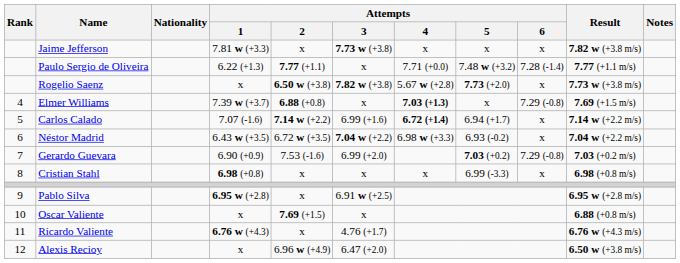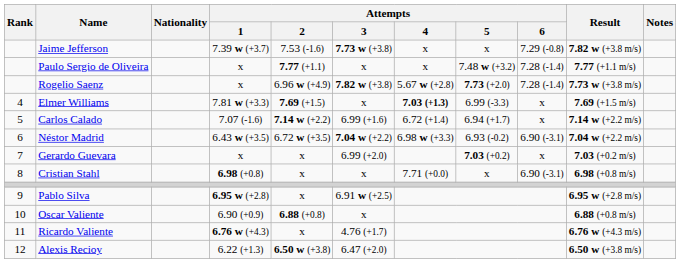(241, 48) 7.81 w (+3.3) -> (241, 48) 7.39 w (+3.7)
(302, 48) x -> (302, 48) 7.53 (-1.6)
(542, 48) x -> (542, 48) 7.29 (-0.8)
(241, 66) 6.22 (+1.3) -> (241, 66) x
(425, 66) 7.71 (+0.0) -> (425, 66) x
(302, 84) 6.50 w (+3.8) -> (302, 84) 6.96 w (+4.9)
(542, 84) x -> (542, 84) 7.28 (-1.4)
(241, 102) 7.39 w (+3.7) -> (241, 102) 7.81 w (+3.3)
(302, 102) 6.88 (+0.8) -> (302, 102) 7.69 (+1.5)
(487, 102) x -> (487, 102) 6.99 (-3.3)
(542, 102) 7.29 (-0.8) -> (542, 102) x
(425, 119) bold -> (425, 119) normal
(542, 137) x -> (542, 137) 6.90 (-3.1)
(241, 155) 6.90 (+0.9) -> (241, 155) x
(302, 155) 7.53 (-1.6) -> (302, 155) x
(542, 155) 7.29 (-0.8) -> (542, 155) x
(425, 173) x -> (425, 173) 7.71 (+0.0)
(487, 173) 6.99 (-3.3) -> (487, 173) x
(542, 173) x -> (542, 173) 6.90 (-3.1)
(241, 213) x -> (241, 213) 6.90 (+0.9)
(302, 213) 7.69 (+1.5) -> (302, 213) 6.88 (+0.8)
(241, 249) x -> (241, 249) 6.22 (+1.3)
(302, 249) 6.96 w (+4.9) -> (302, 249) 6.50 w (+3.8)
